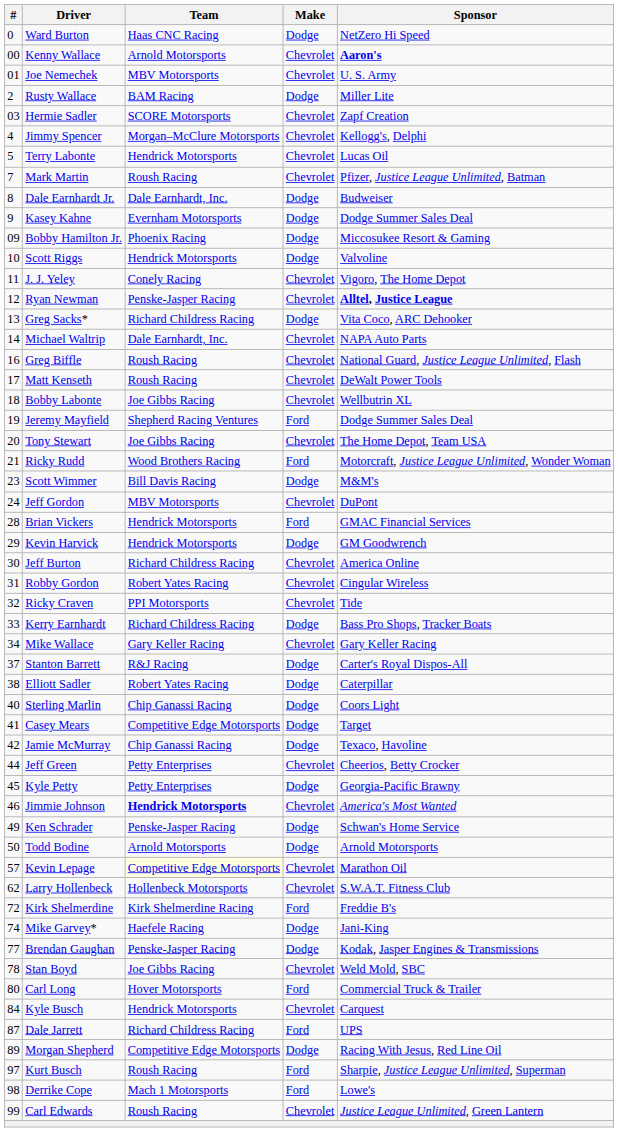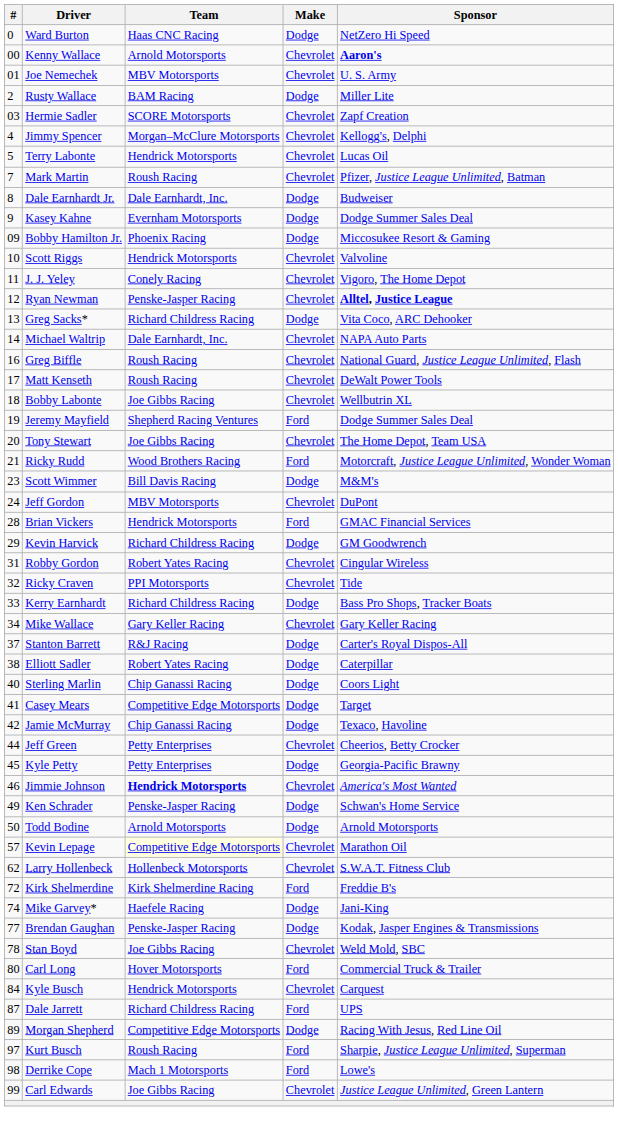(302, 258) Dodge -> (310, 258) Chevrolet
(182, 542) Hendrick Motorsports -> (191, 542) Richard Childress Racing
- row: (53, 562)
(162, 1111) Roush Racing -> (171, 1090) Joe Gibbs Racing
